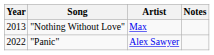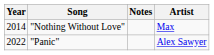columns swapped: (154, 12) <-> (195, 12)
(16, 27) 2013 -> (16, 27) 2014
